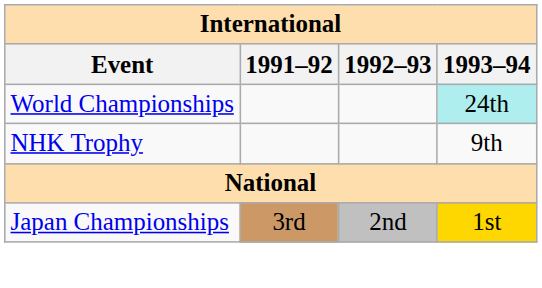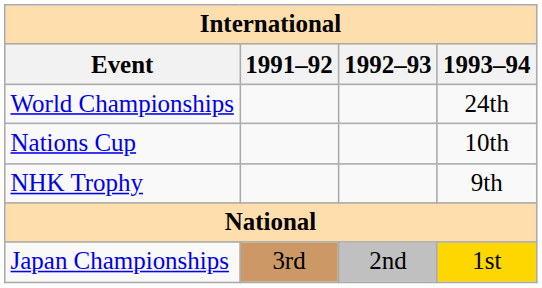(487, 103) paleturquoise background -> (487, 103) no background
+ row: (73, 143)
